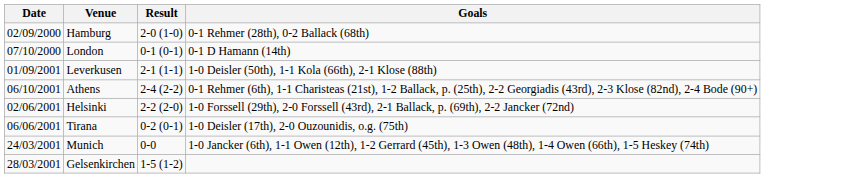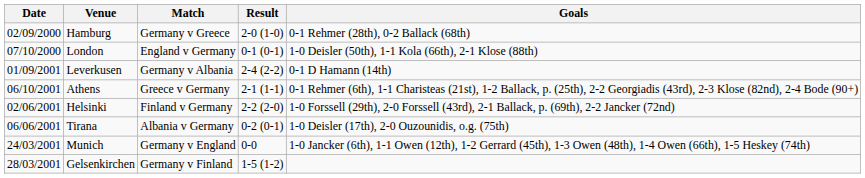+ column: (188, 13)
(239, 51) 0-1 D Hamann (14th) -> (413, 51) 1-0 Deisler (50th), 1-1 Kola (66th), 2-1 Klose (88th)
(162, 70) 2-1 (1-1) -> (262, 70) 2-4 (2-2)
(312, 70) 1-0 Deisler (50th), 1-1 Kola (66th), 2-1 Klose (88th) -> (340, 70) 0-1 D Hamann (14th)
(162, 88) 2-4 (2-2) -> (262, 88) 2-1 (1-1)
